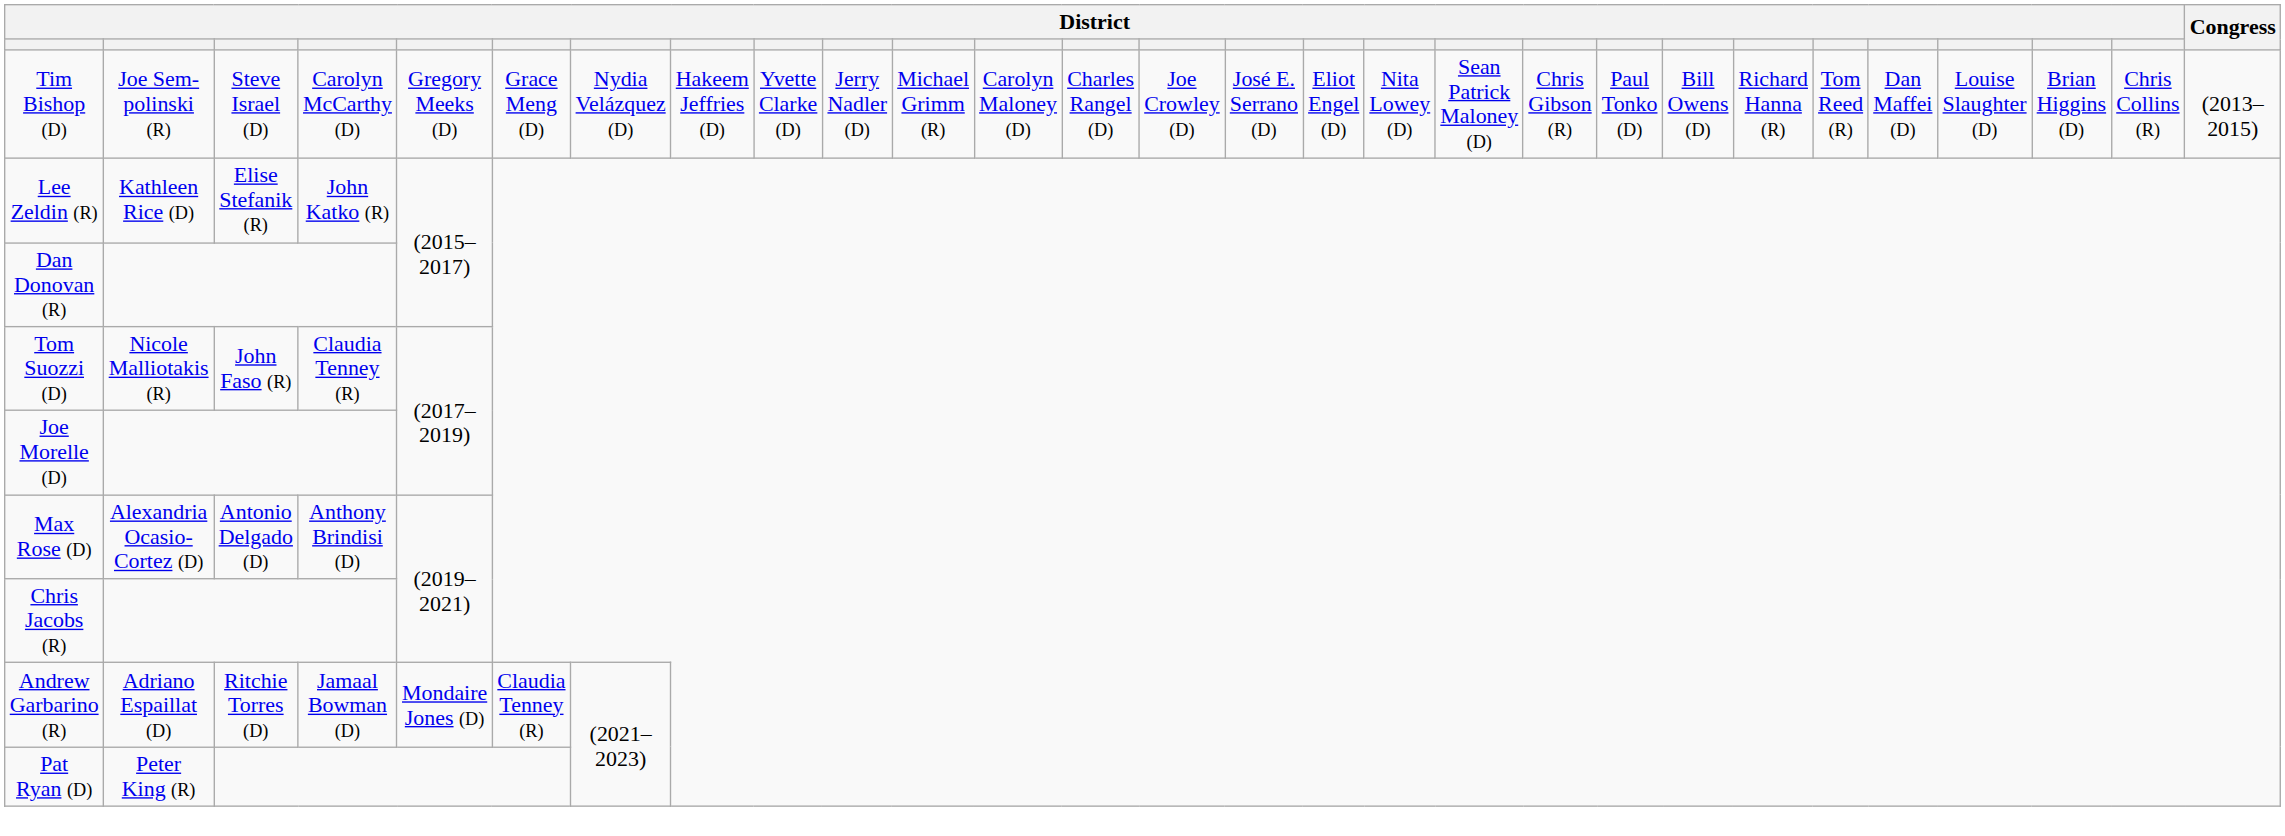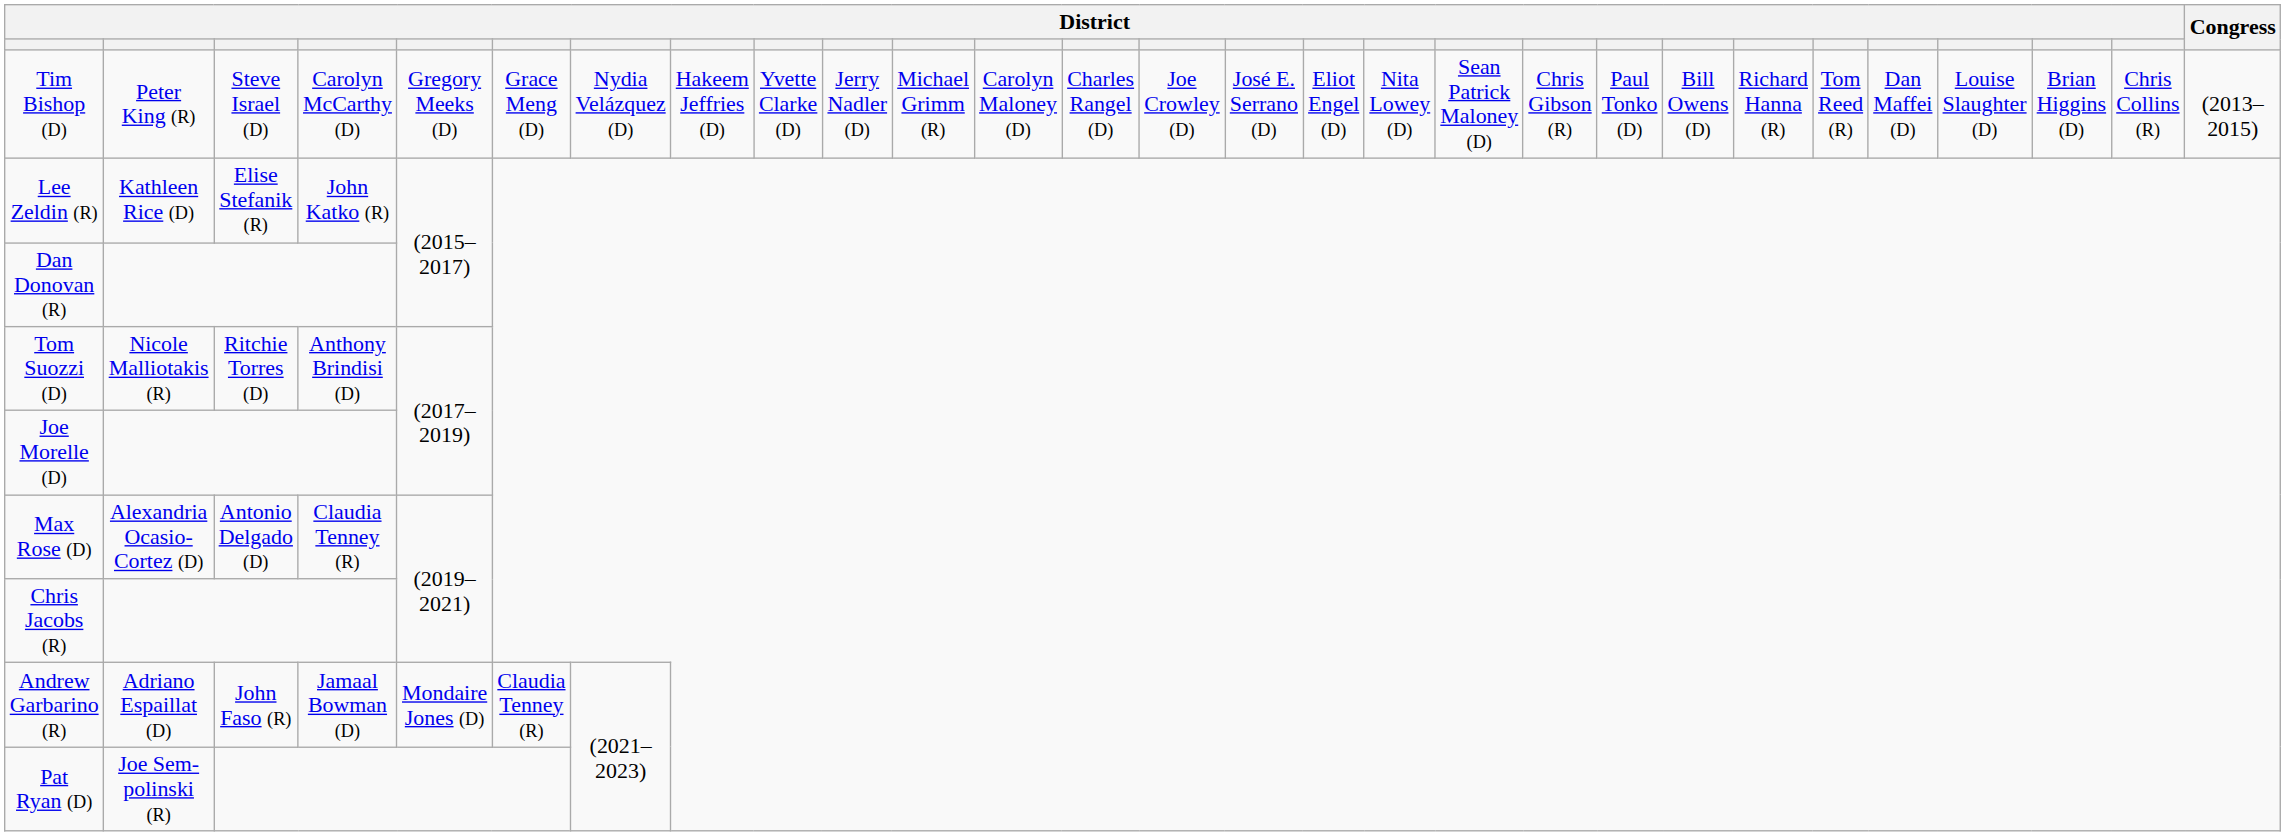(159, 103) Joe Sem- polinski (R) -> (159, 103) Peter King (R)
(256, 368) John Faso (R) -> (256, 368) Ritchie Torres (D)
(347, 368) Claudia Tenney (R) -> (347, 368) Anthony Brindisi (D)
(347, 536) Anthony Brindisi (D) -> (347, 536) Claudia Tenney (R)
(256, 704) Ritchie Torres (D) -> (256, 704) John Faso (R)
(159, 776) Peter King (R) -> (159, 788) Joe Sem- polinski (R)
